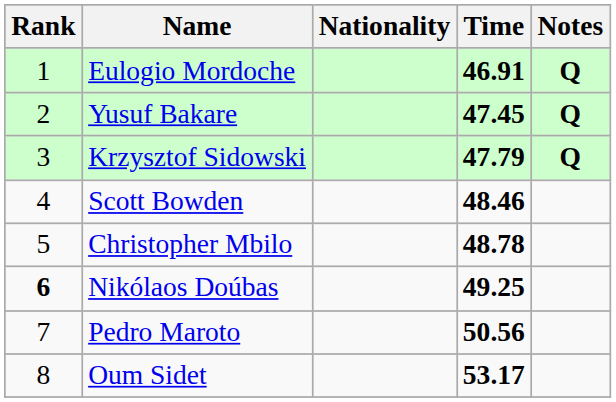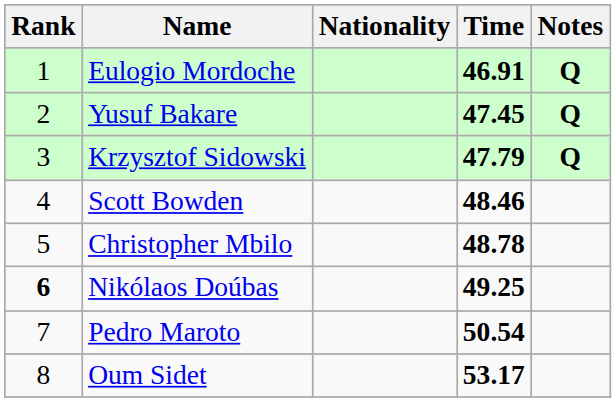(494, 331) 50.56 -> (494, 331) 50.54
